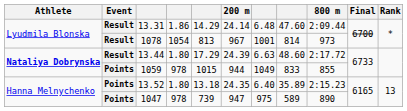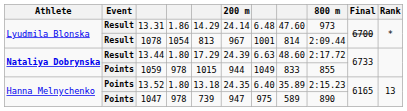(327, 26) 2:09.44 -> (327, 26) 973
(327, 40) 973 -> (327, 40) 2:09.44
